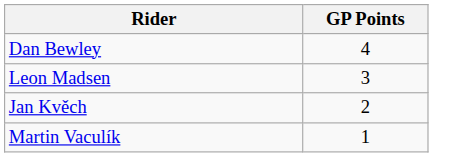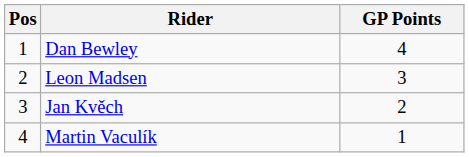+ column: (23, 19)
